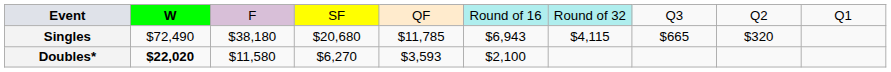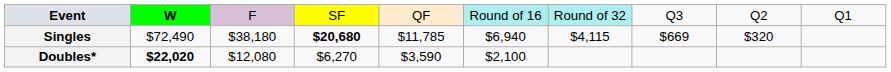(337, 36) normal -> (337, 36) bold
(506, 36) $6,943 -> (506, 36) $6,940
(674, 36) $665 -> (674, 36) $669
(252, 57) $11,580 -> (252, 57) $12,080
(421, 57) $3,593 -> (421, 57) $3,590
